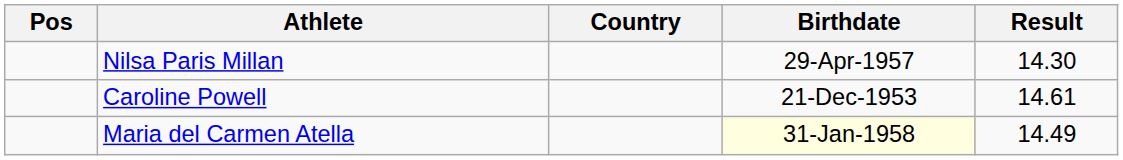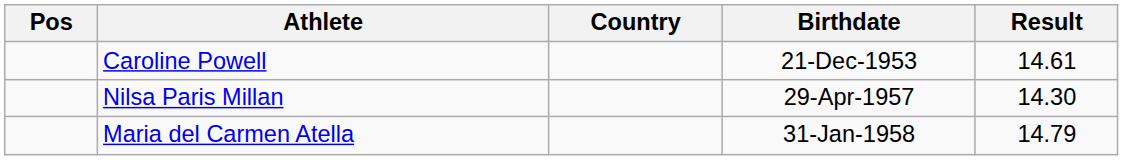rows swapped: (193, 60) <-> (185, 97)
(849, 135) lightyellow background -> (849, 135) no background
(1047, 135) 14.49 -> (1047, 135) 14.79
